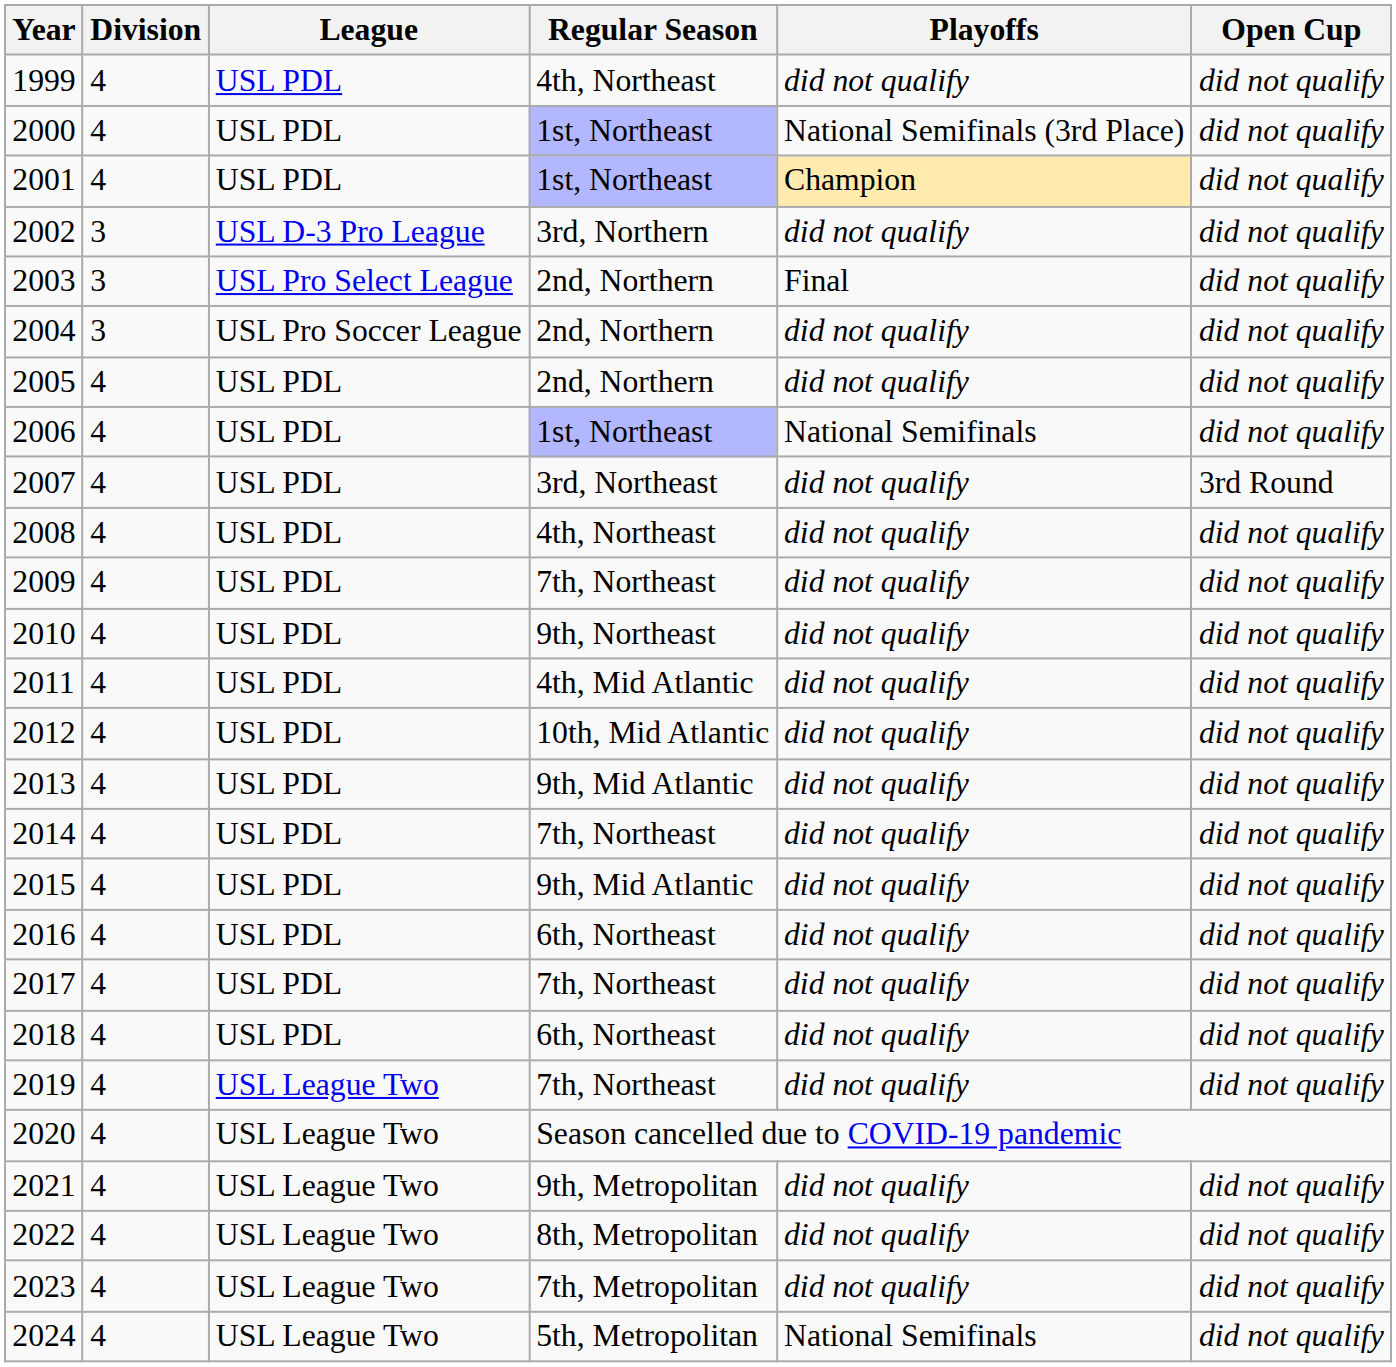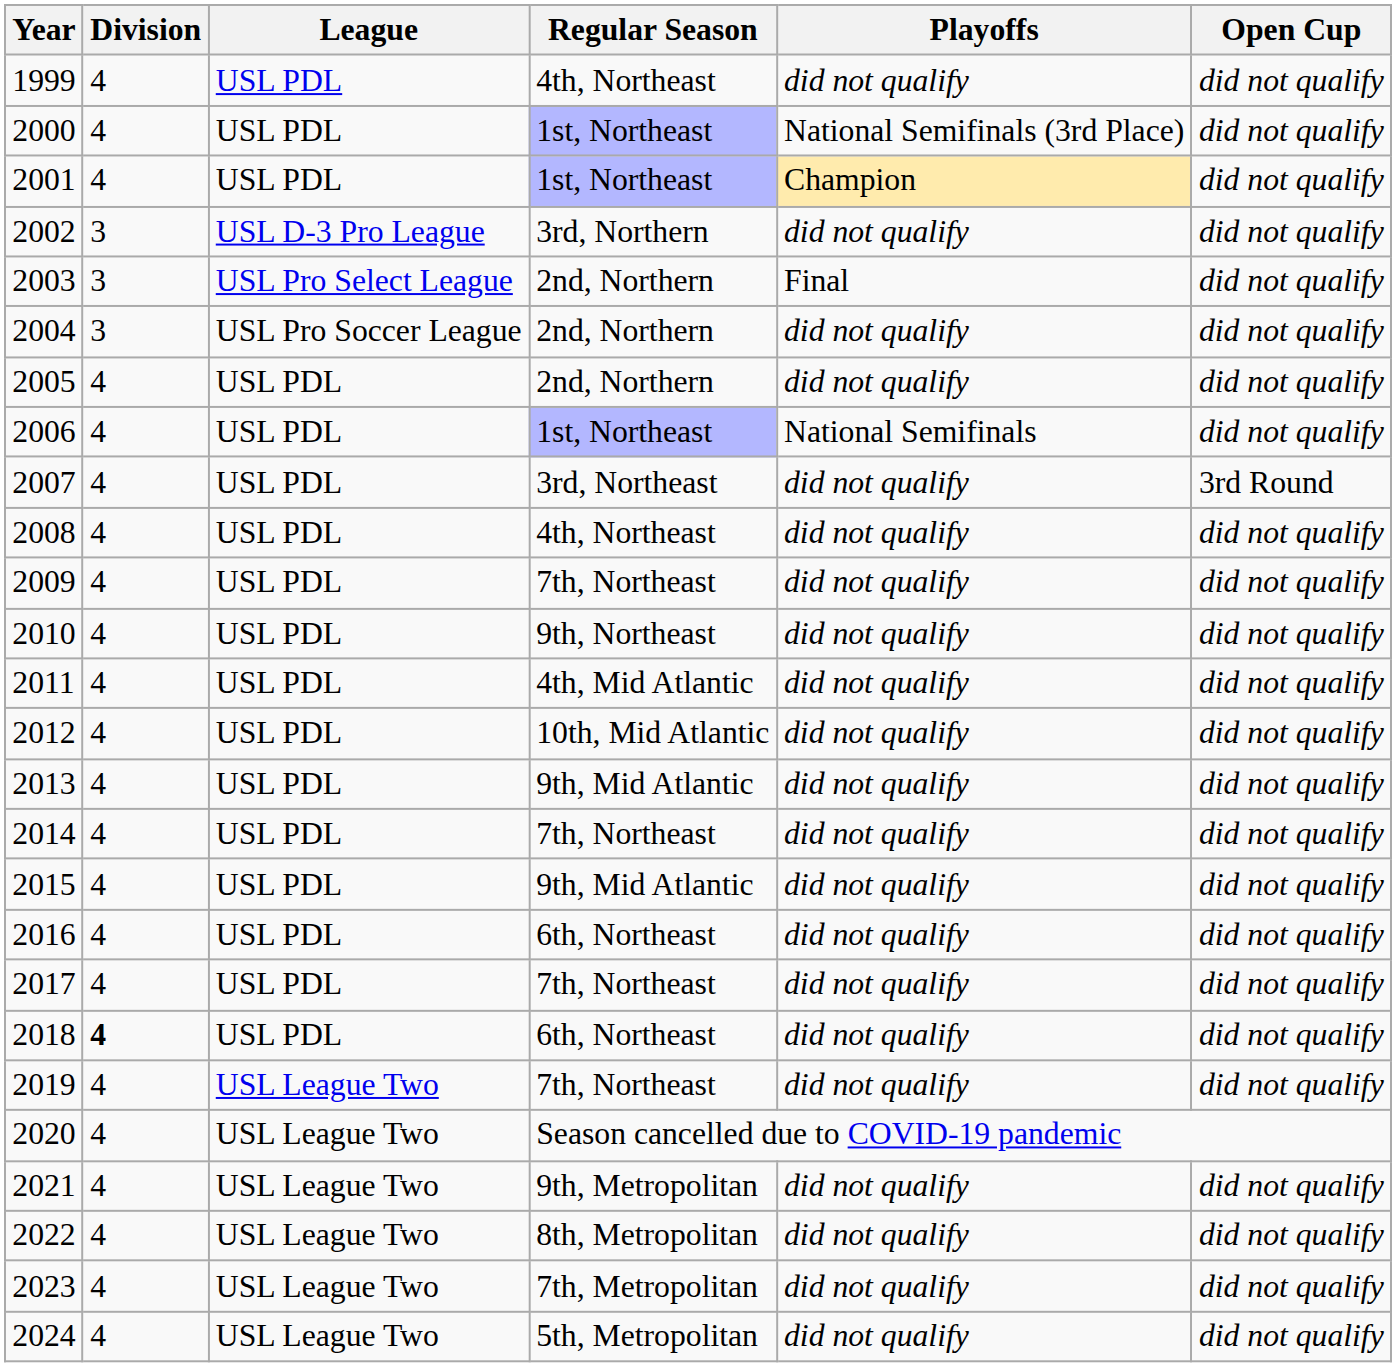(98, 1034) normal -> (98, 1034) bold
(910, 1335) National Semifinals -> (876, 1335) did not qualify
